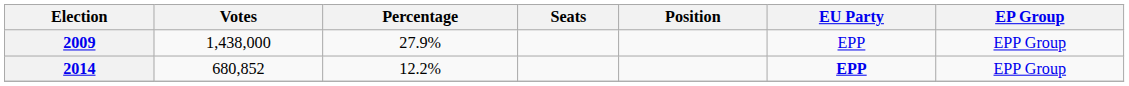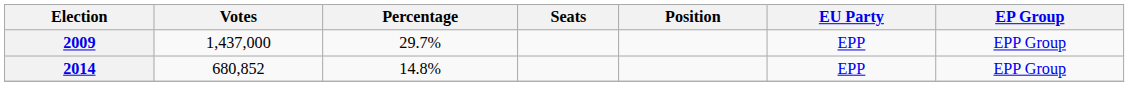(238, 42) 1,438,000 -> (238, 42) 1,437,000
(420, 42) 27.9% -> (420, 42) 29.7%
(420, 68) 12.2% -> (420, 68) 14.8%
(851, 68) bold -> (851, 68) normal
